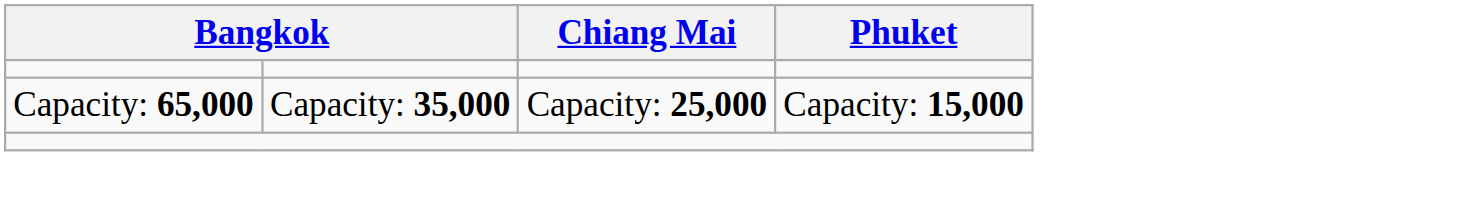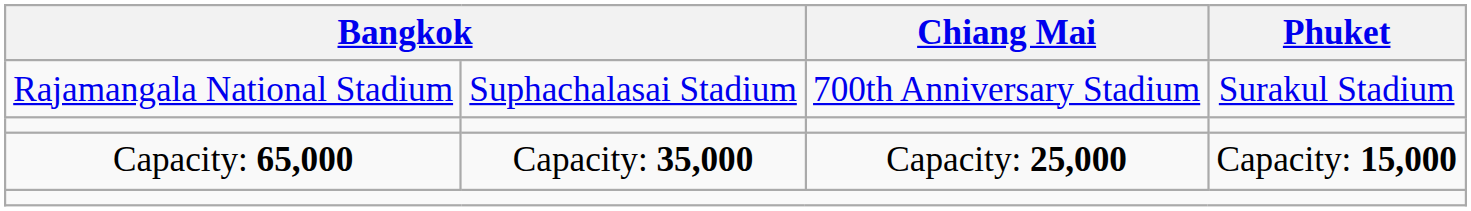+ row: (233, 88)
